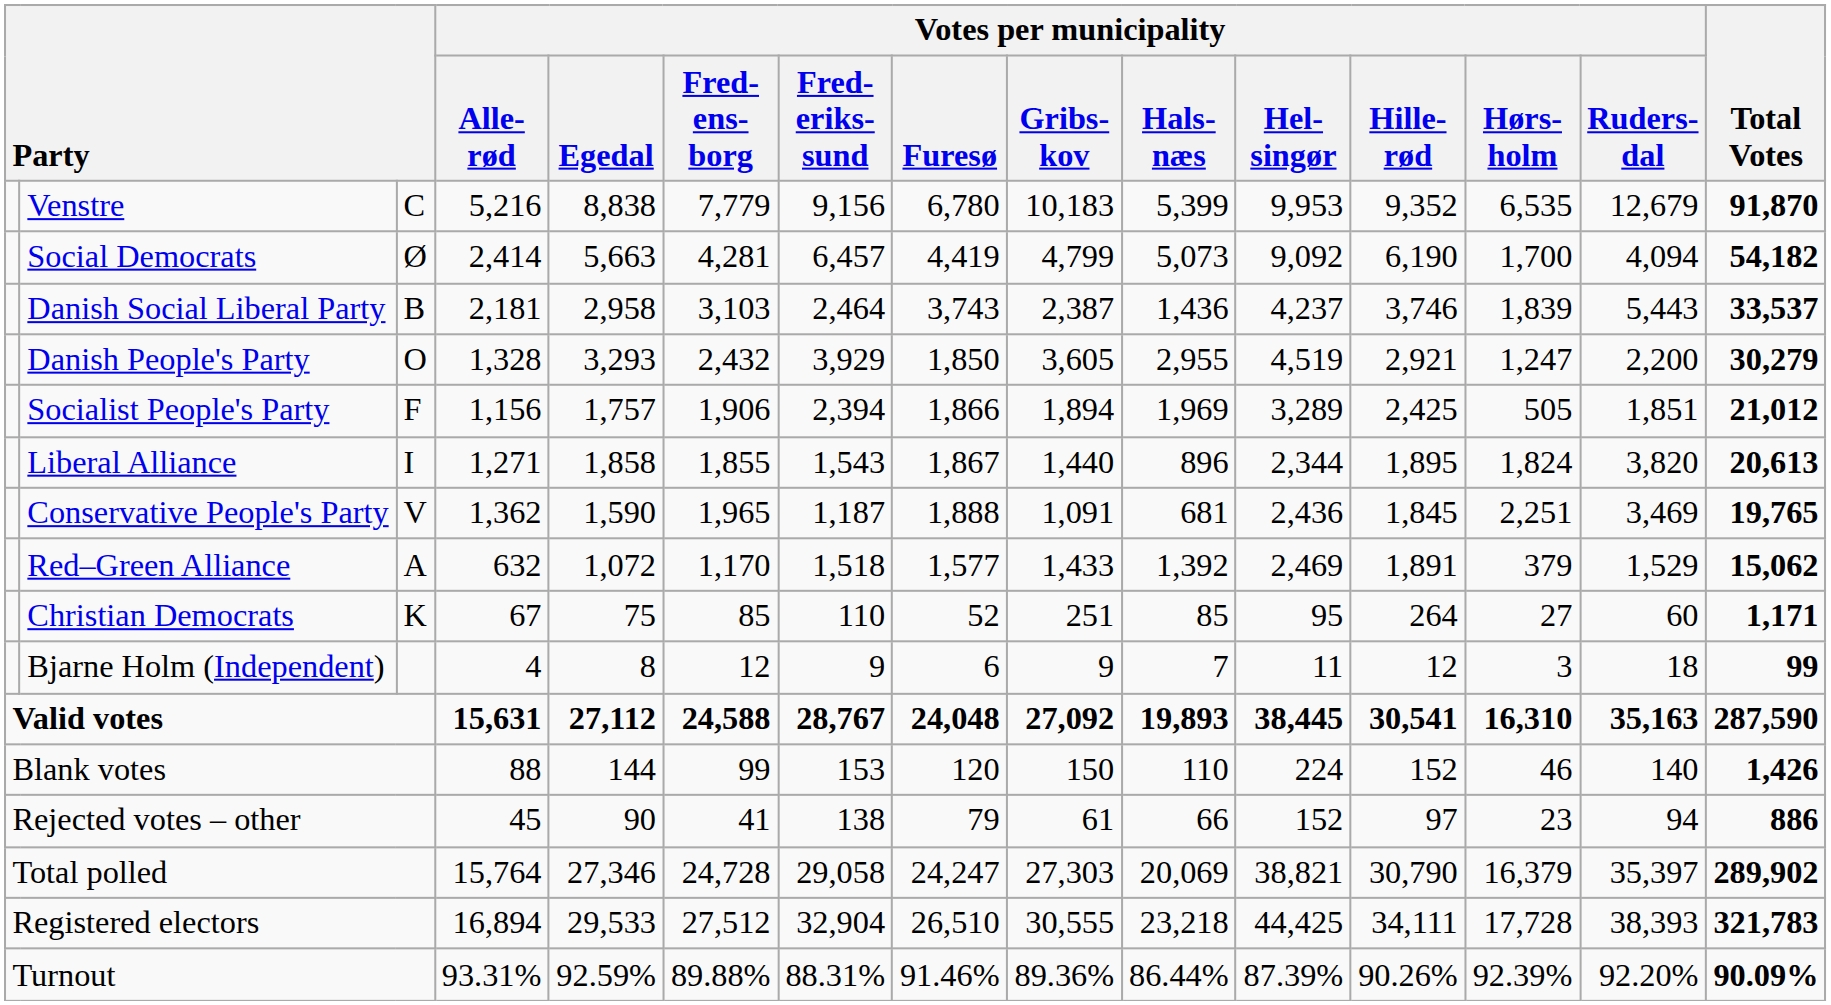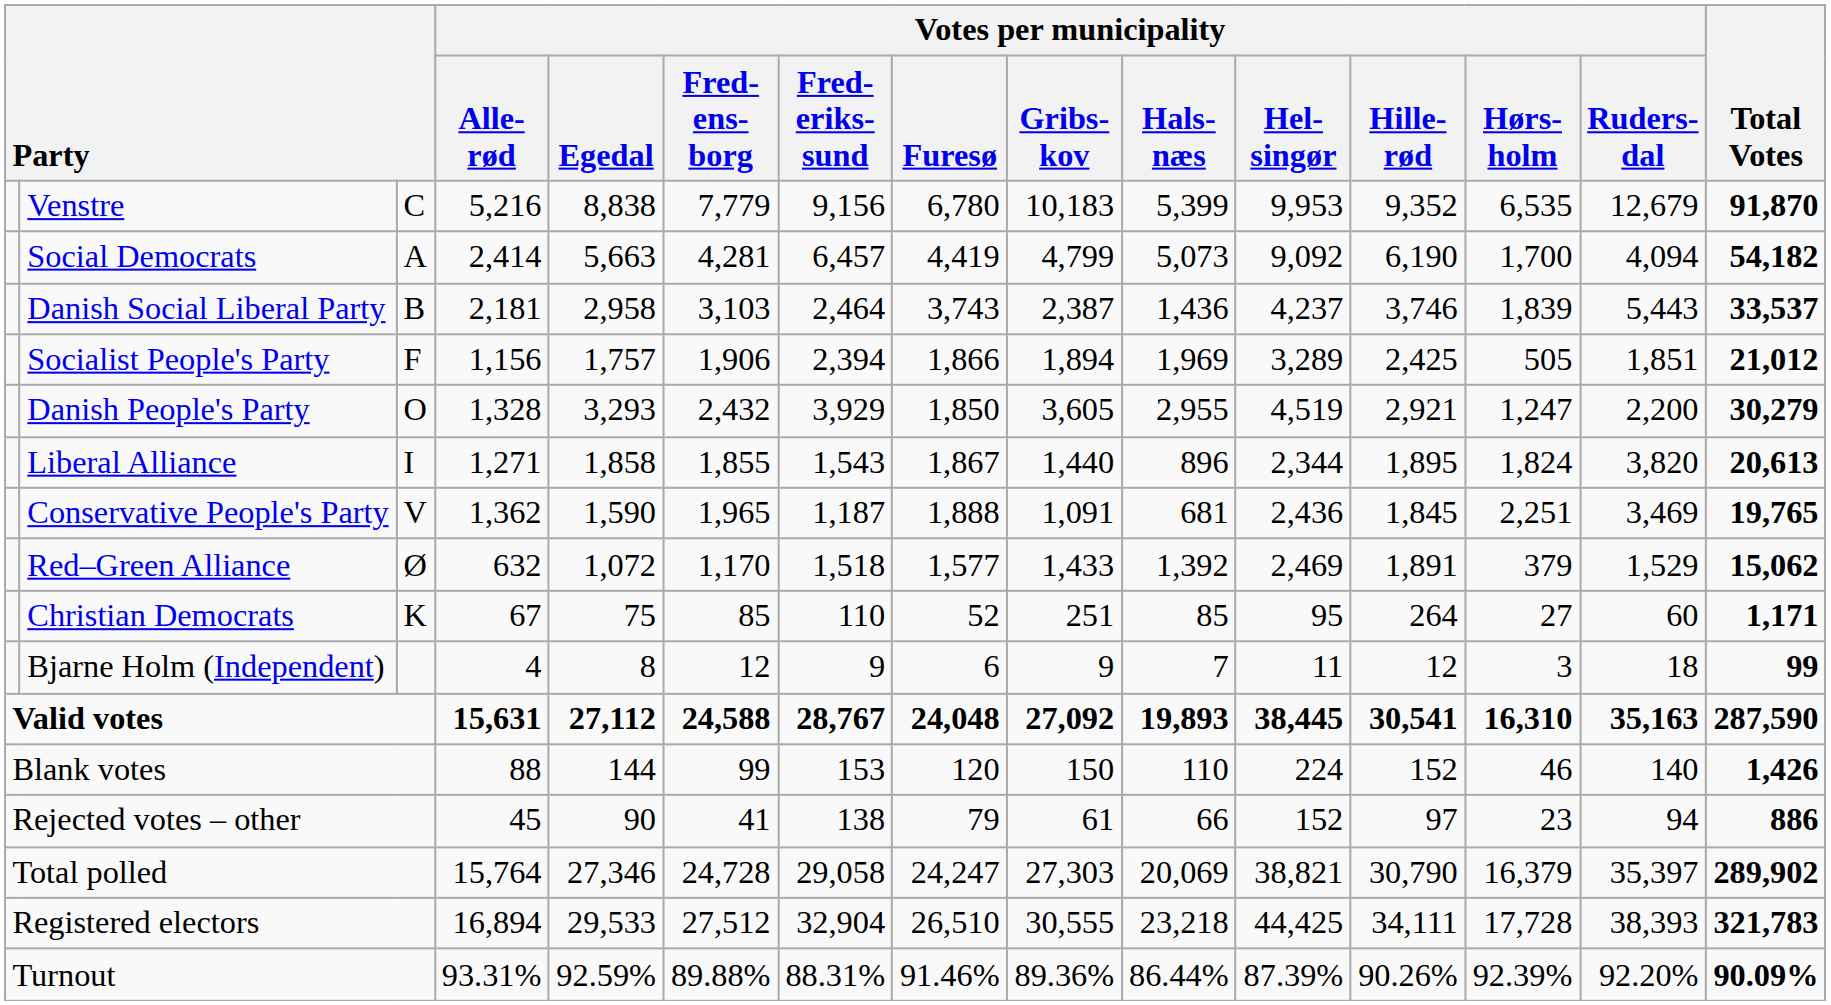(415, 256) Ø -> (415, 256) A
rows swapped: (169, 359) <-> (178, 410)
(415, 564) A -> (415, 564) Ø
